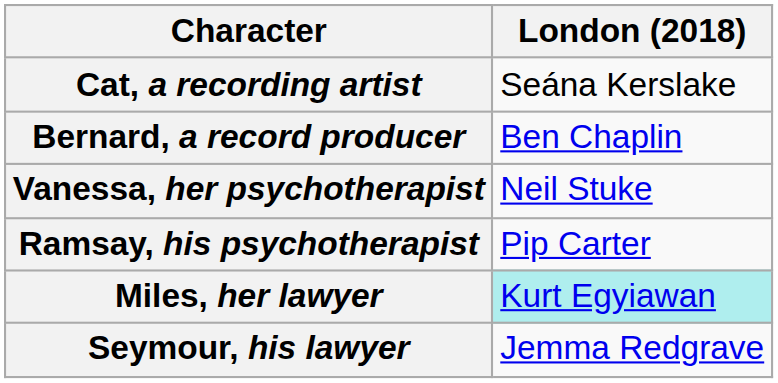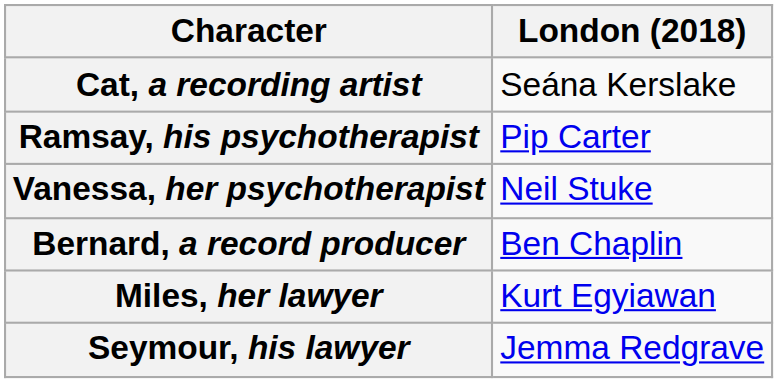rows swapped: (249, 137) <-> (249, 243)
(608, 296) paleturquoise background -> (608, 296) no background
